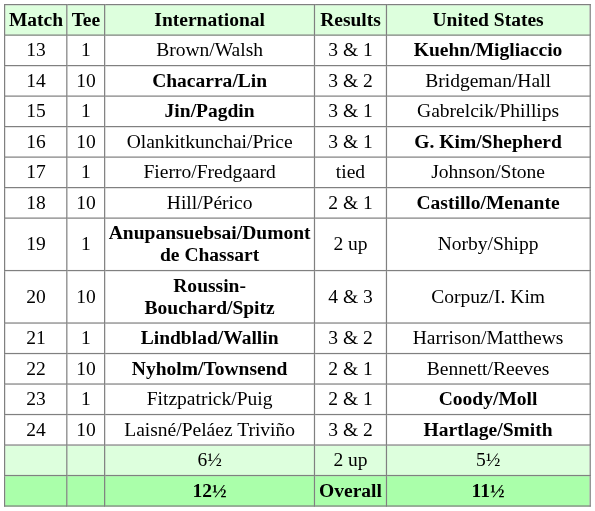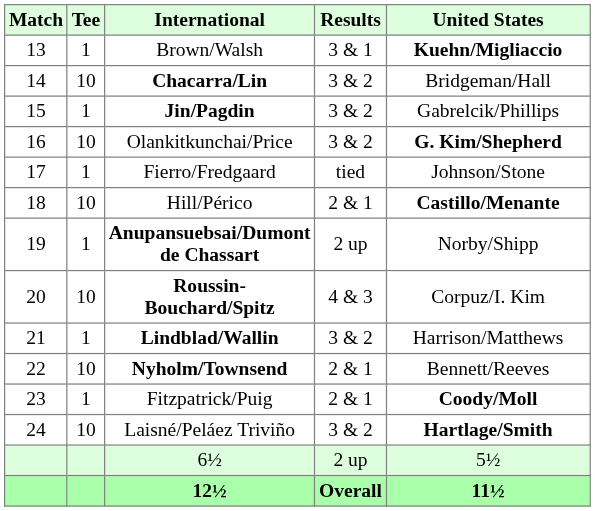(351, 111) 3 & 1 -> (351, 111) 3 & 2
(351, 141) 3 & 1 -> (351, 141) 3 & 2
